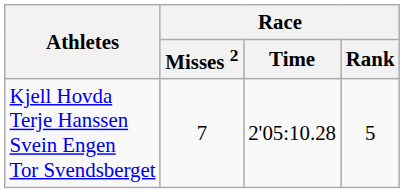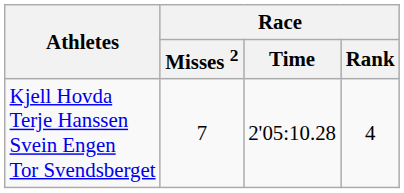(370, 133) 5 -> (370, 133) 4
